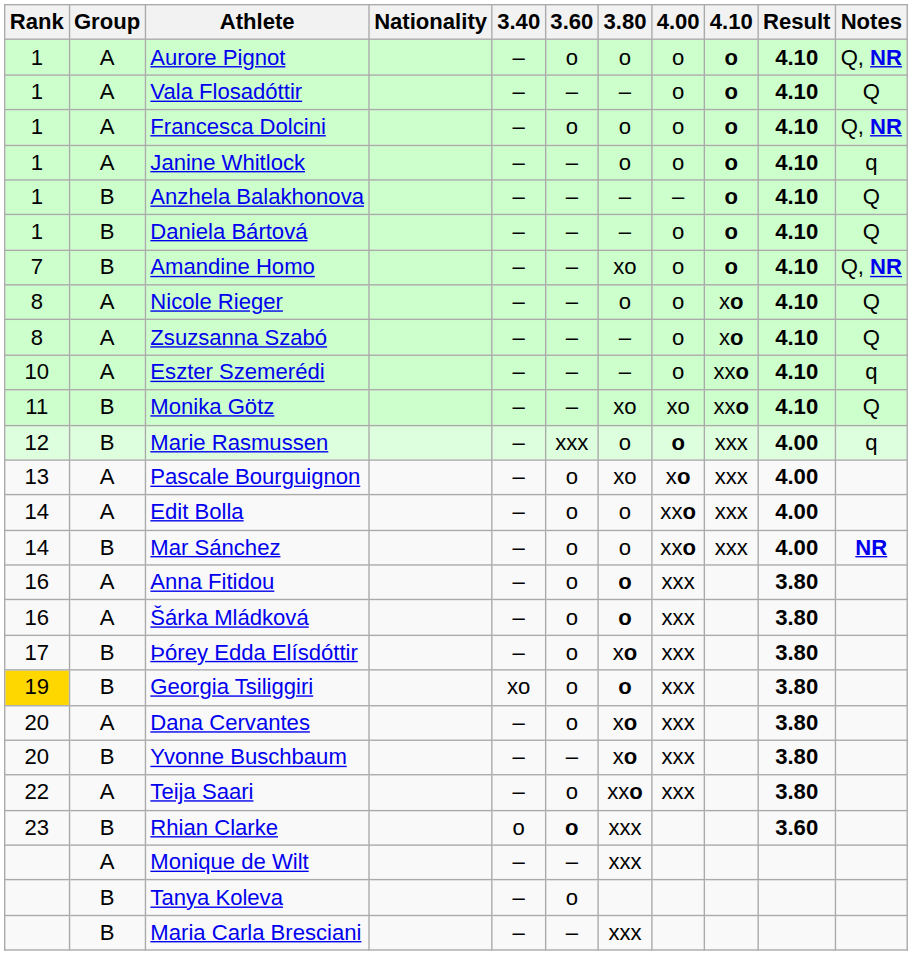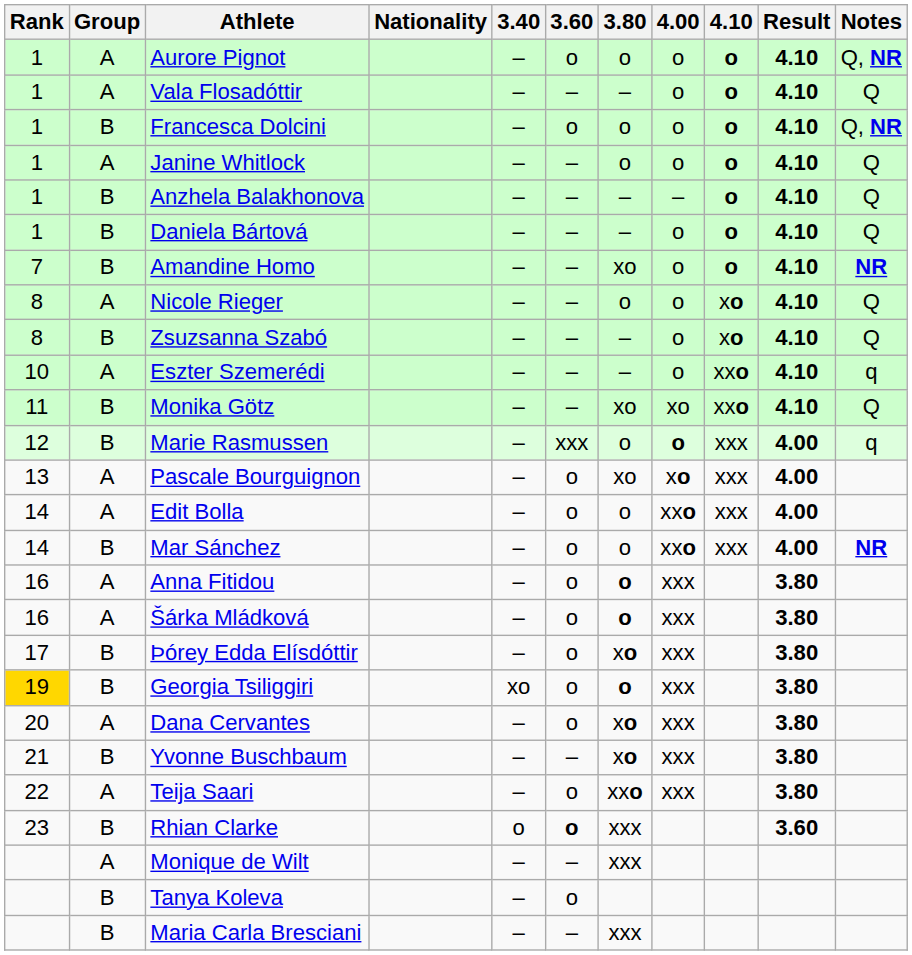(107, 127) A -> (107, 127) B
(871, 162) q -> (871, 162) Q
(871, 267) Q, NR -> (871, 267) NR
(107, 337) A -> (107, 337) B
(37, 757) 20 -> (37, 757) 21
